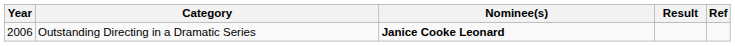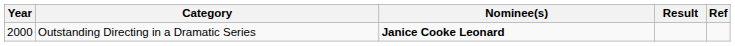(20, 31) 2006 -> (20, 31) 2000
